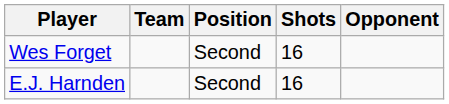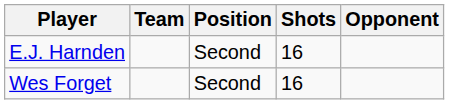rows swapped: (67, 83) <-> (60, 51)
